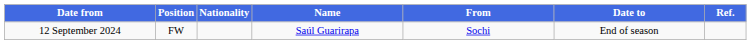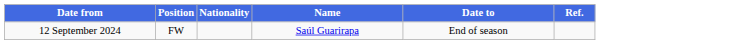- column: (478, 13)
